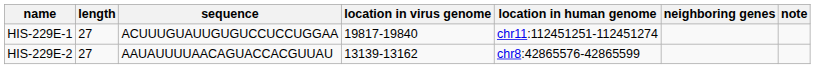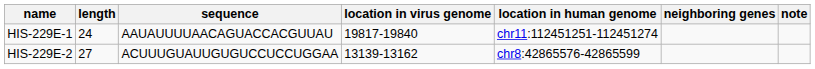(85, 34) 27 -> (85, 34) 24
(230, 34) ACUUUGUAUUGUGUCCUCCUGGAA -> (227, 34) AAUAUUUUAACAGUACCACGUUAU
(227, 53) AAUAUUUUAACAGUACCACGUUAU -> (230, 53) ACUUUGUAUUGUGUCCUCCUGGAA
